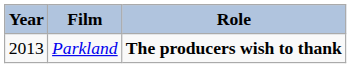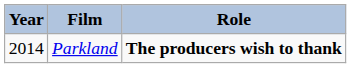(26, 48) 2013 -> (26, 48) 2014
